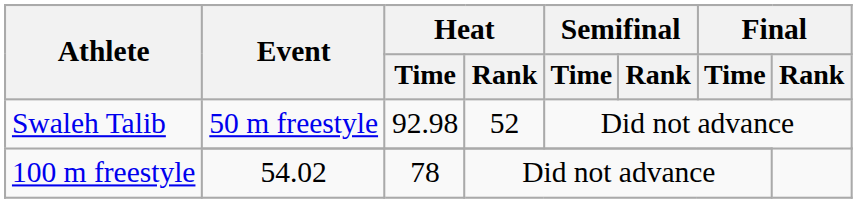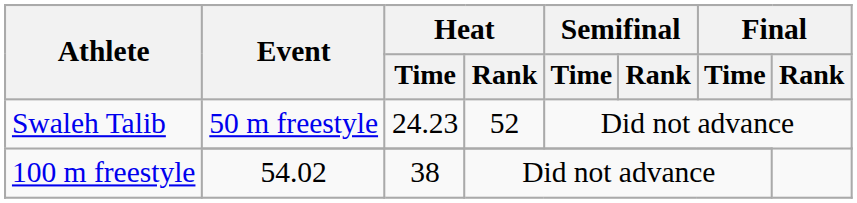(425, 123) 92.98 -> (425, 123) 24.23
(425, 172) 78 -> (425, 172) 38
